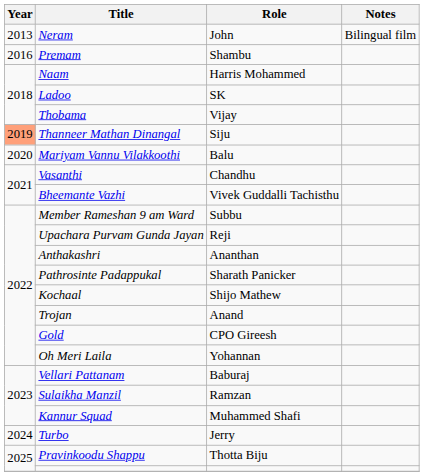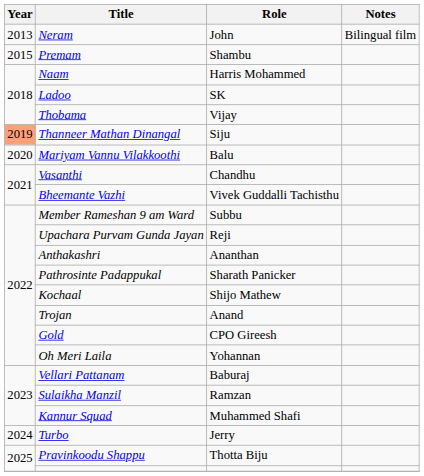(20, 54) 2016 -> (20, 54) 2015
